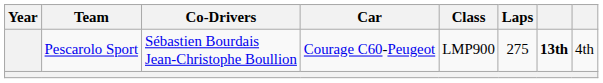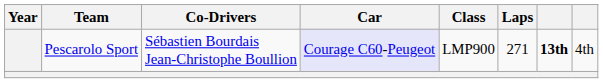(370, 50) no background -> (370, 50) lavender background
(518, 50) 275 -> (518, 50) 271
